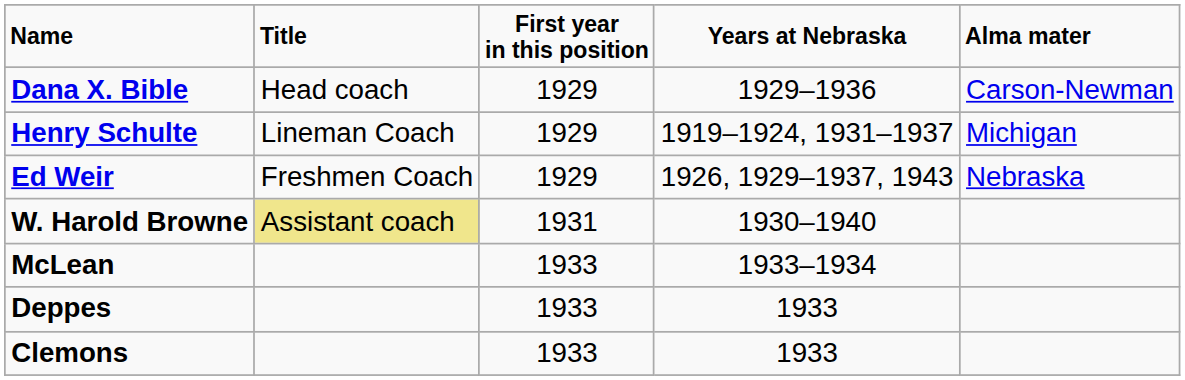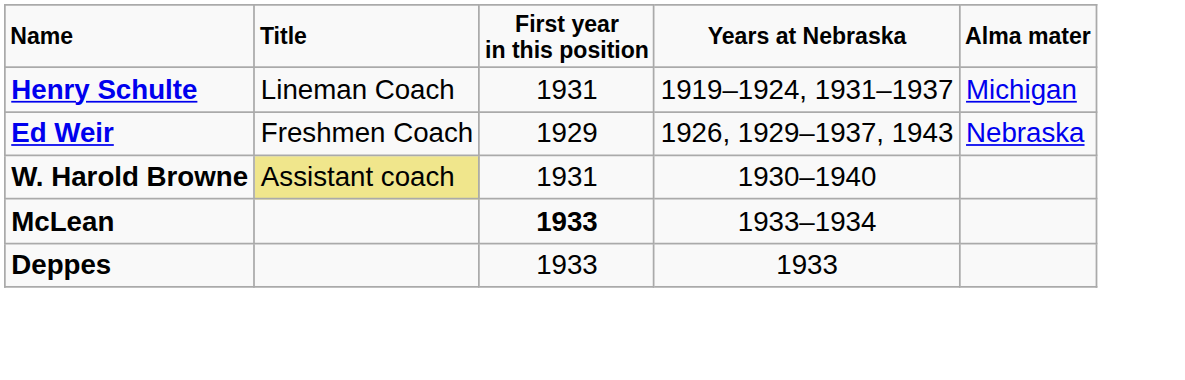- row: (100, 89)
(567, 133) 1929 -> (567, 89) 1931
(567, 264) normal -> (567, 220) bold
- row: (70, 352)
